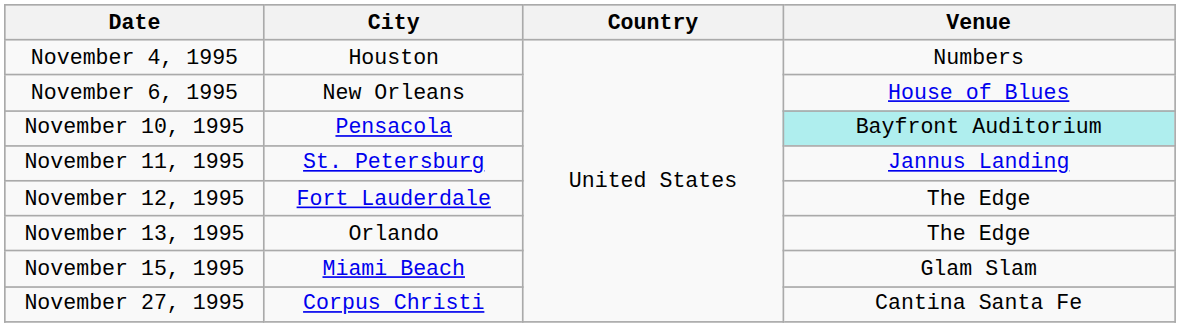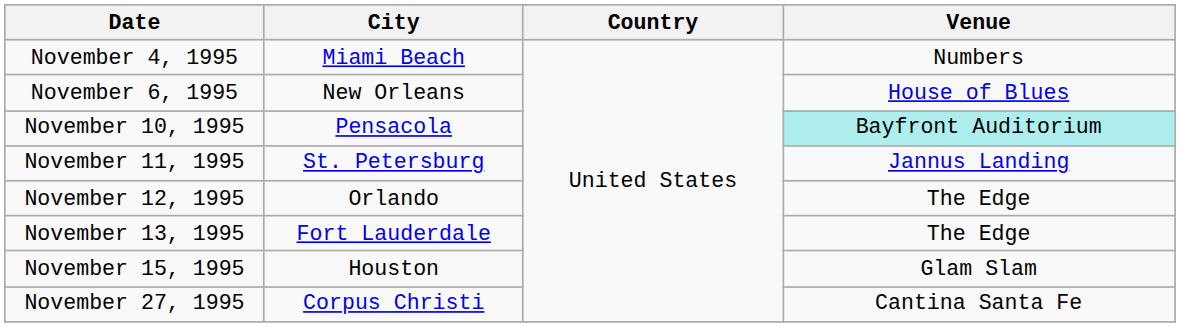(394, 58) Houston -> (394, 58) Miami Beach
(394, 198) Fort Lauderdale -> (394, 198) Orlando
(394, 233) Orlando -> (394, 233) Fort Lauderdale
(394, 269) Miami Beach -> (394, 269) Houston
